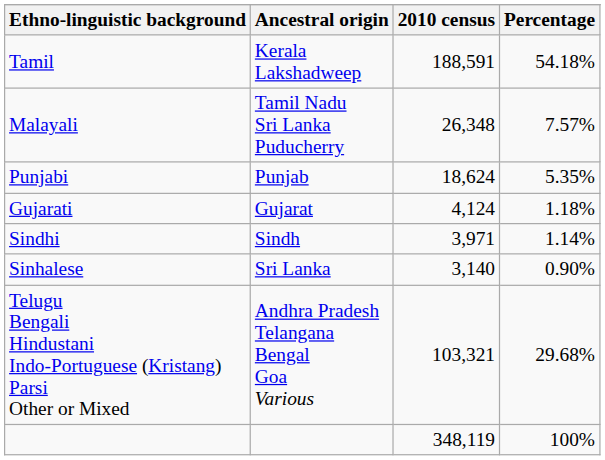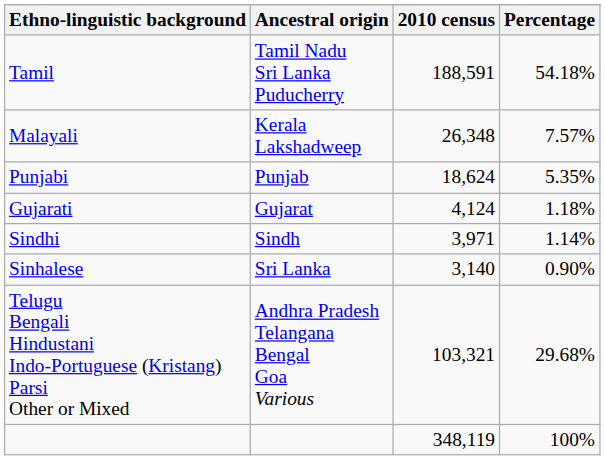(308, 61) Kerala Lakshadweep -> (301, 72) Tamil Nadu Sri Lanka Puducherry
(301, 124) Tamil Nadu Sri Lanka Puducherry -> (308, 135) Kerala Lakshadweep
